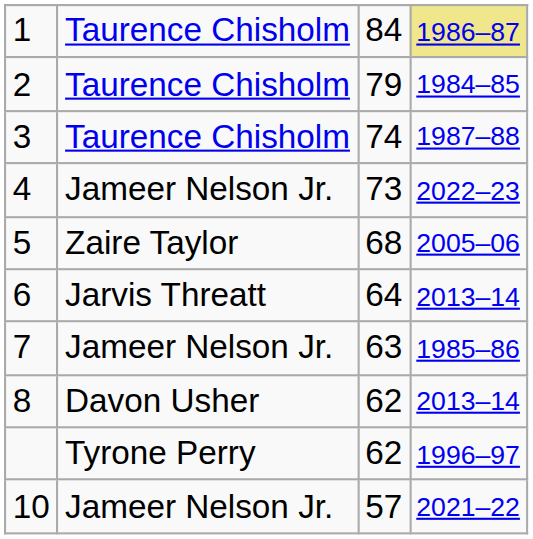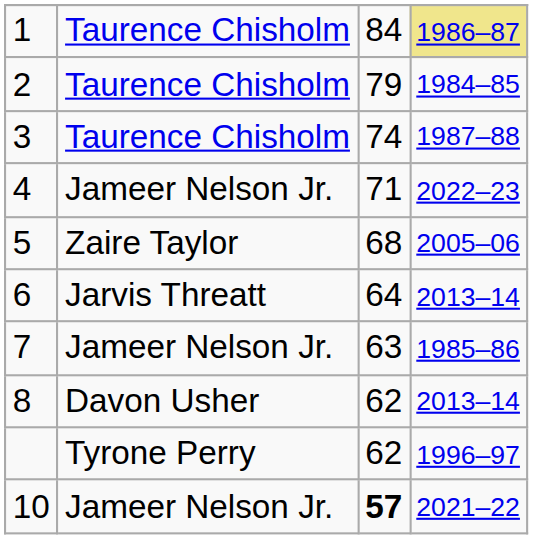(384, 189) 73 -> (384, 189) 71
(384, 505) normal -> (384, 505) bold
